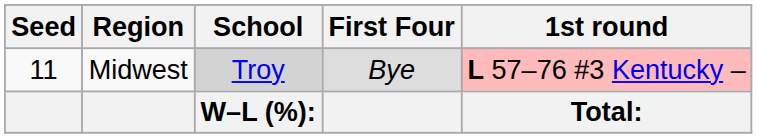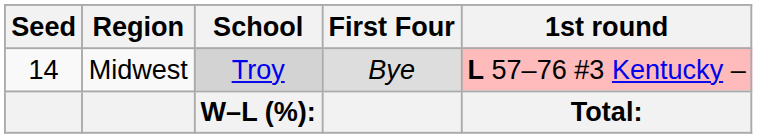(44, 69) 11 -> (44, 69) 14
